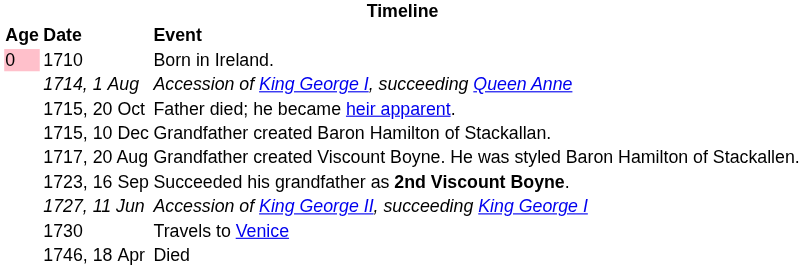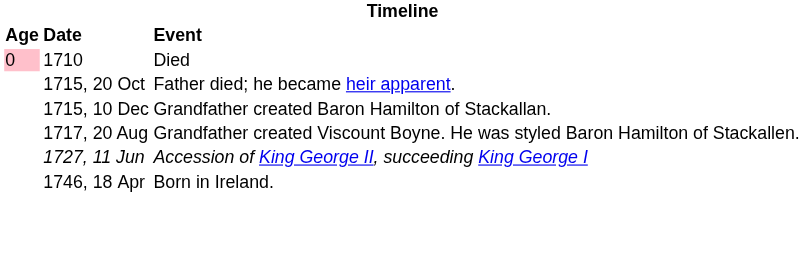(214, 60) Born in Ireland. -> (172, 60) Died
- row: (91, 84)
- row: (96, 182)
- row: (63, 231)
(172, 255) Died -> (214, 182) Born in Ireland.
